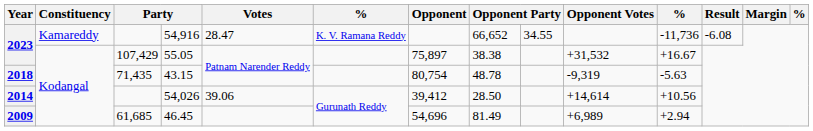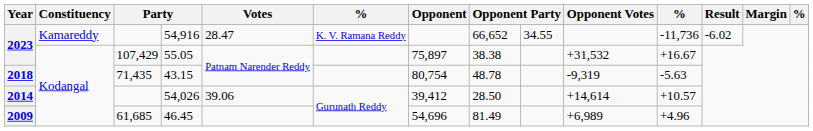(718, 34) -6.08 -> (718, 34) -6.02
(678, 95) +10.56 -> (678, 95) +10.57
(675, 116) +2.94 -> (675, 116) +4.96
